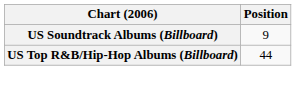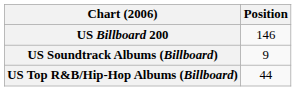+ row: (123, 34)
